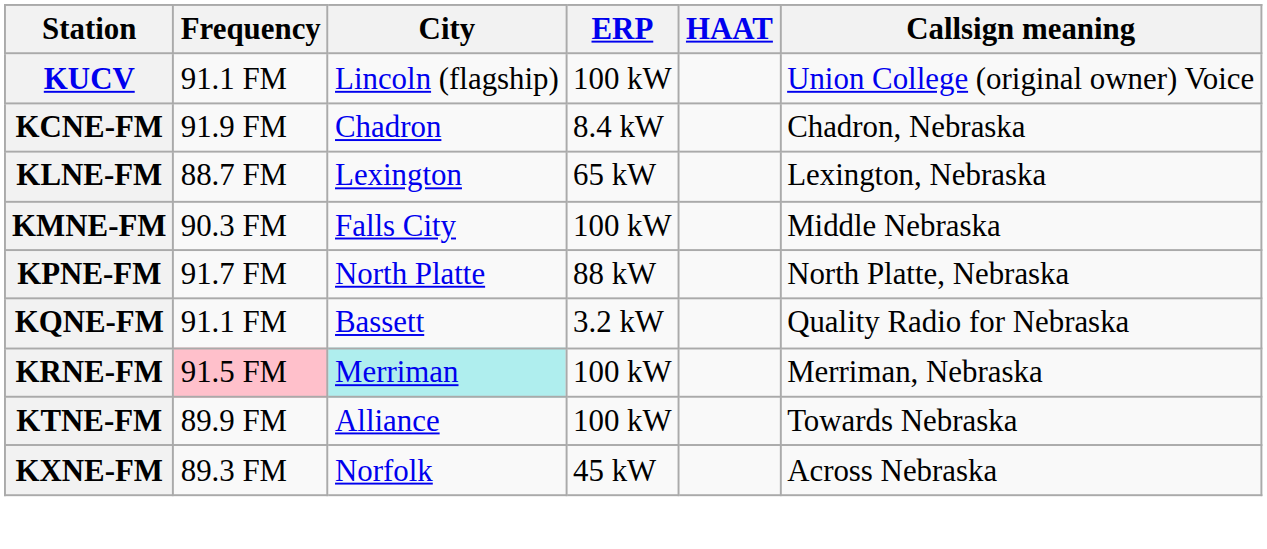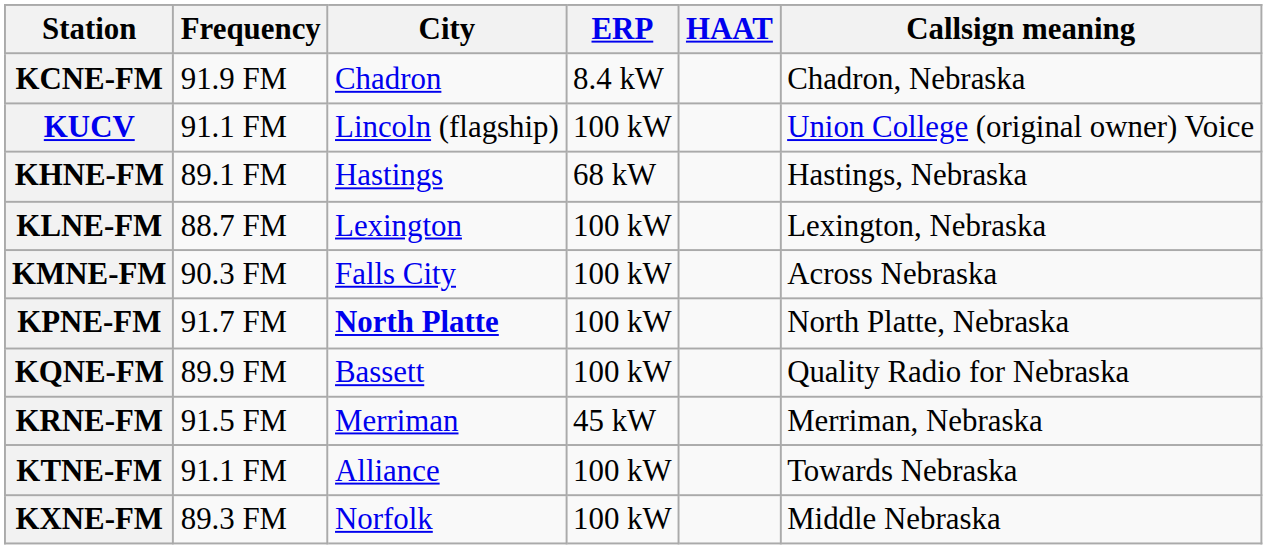rows swapped: (89, 77) <-> (89, 126)
+ row: (89, 175)
(615, 175) 65 kW -> (622, 224) 100 kW
(894, 224) Middle Nebraska -> (892, 273) Across Nebraska
(410, 273) normal -> (417, 322) bold
(615, 273) 88 kW -> (622, 322) 100 kW
(234, 322) 91.1 FM -> (234, 371) 89.9 FM
(619, 322) 3.2 kW -> (622, 371) 100 kW
(234, 371) pink background -> (234, 420) no background
(397, 371) paleturquoise background -> (397, 420) no background
(622, 371) 100 kW -> (615, 420) 45 kW
(234, 420) 89.9 FM -> (234, 469) 91.1 FM
(615, 469) 45 kW -> (622, 518) 100 kW
(892, 469) Across Nebraska -> (894, 518) Middle Nebraska
